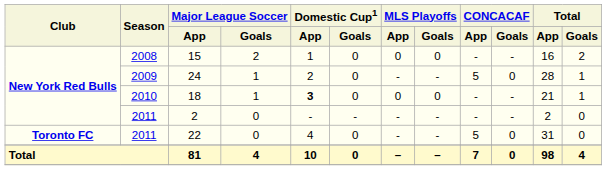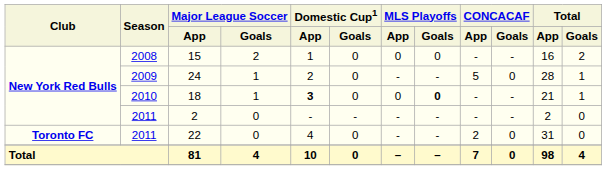(438, 96) normal -> (438, 96) bold
(476, 135) 5 -> (476, 135) 2
